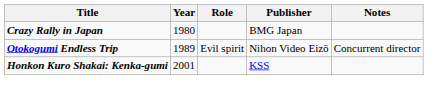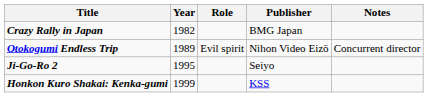(184, 30) 1980 -> (184, 30) 1982
+ row: (32, 65)
(184, 65) 2001 -> (184, 83) 1999
